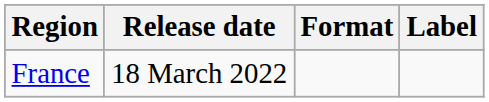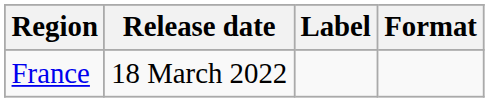columns swapped: (347, 27) <-> (442, 27)
